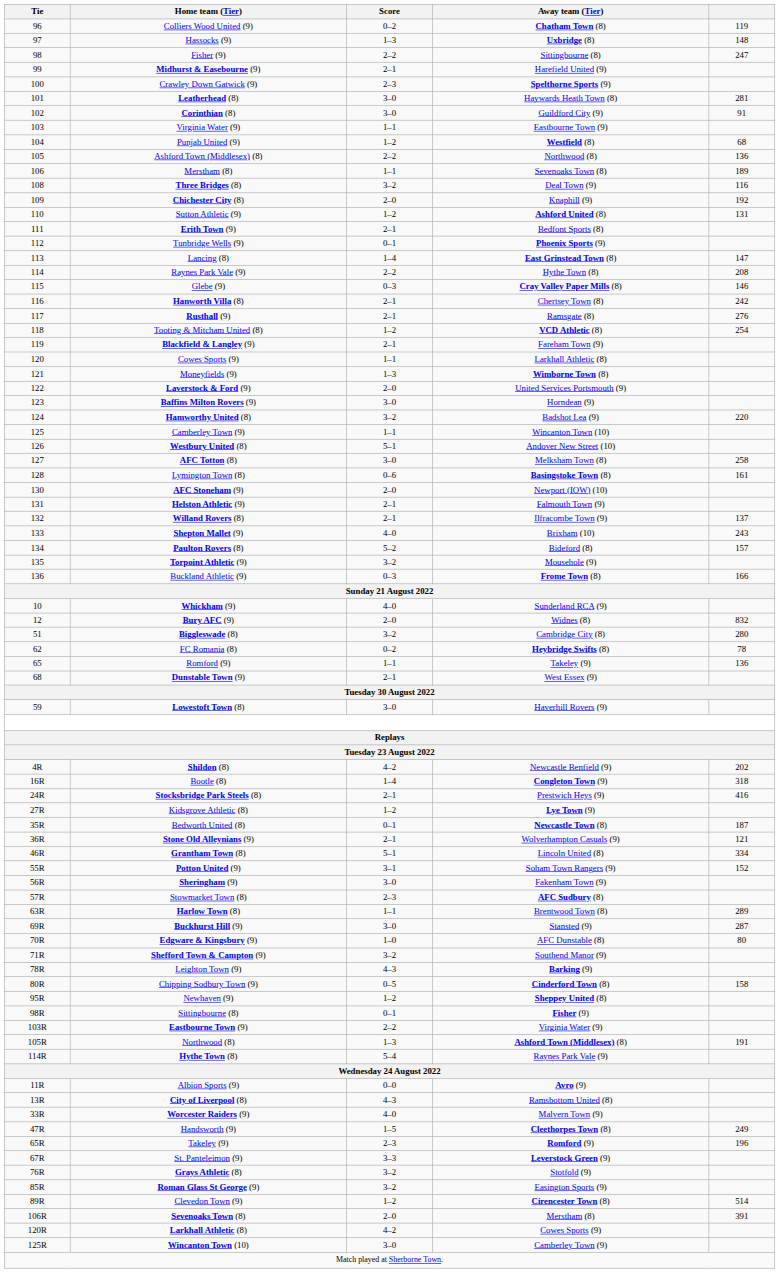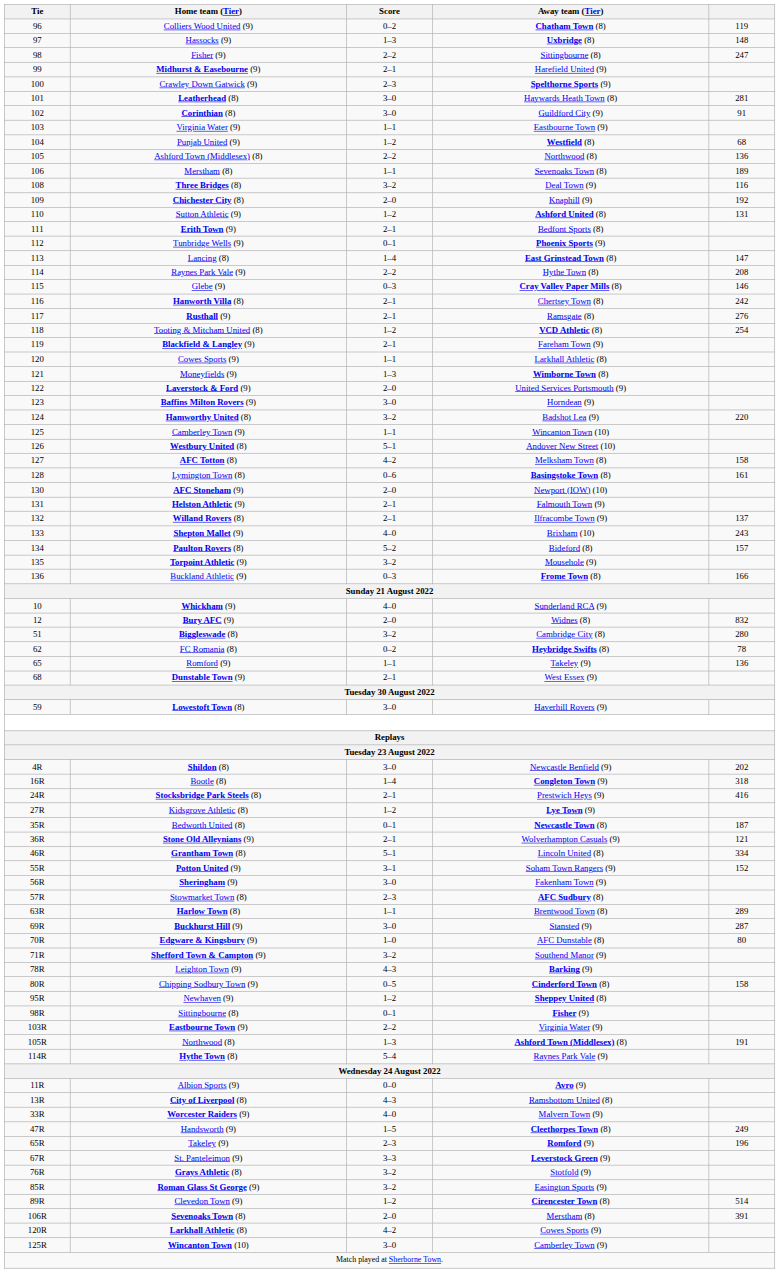(390, 461) 3–0 -> (390, 461) 4–2
(742, 461) 258 -> (742, 461) 158
(390, 767) 4–2 -> (390, 767) 3–0
